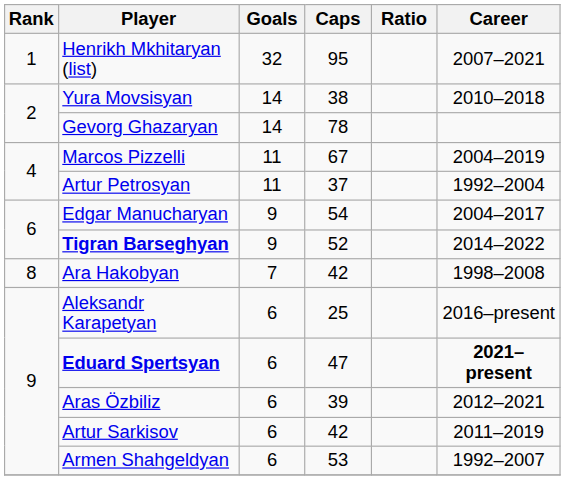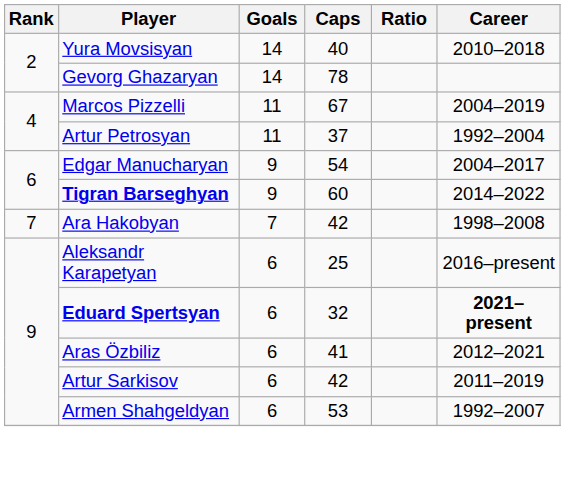- row: (142, 58)
(338, 98) 38 -> (338, 48) 40
(338, 244) 52 -> (338, 194) 60
(31, 273) 8 -> (31, 223) 7
(338, 362) 47 -> (338, 312) 32
(338, 402) 39 -> (338, 352) 41
